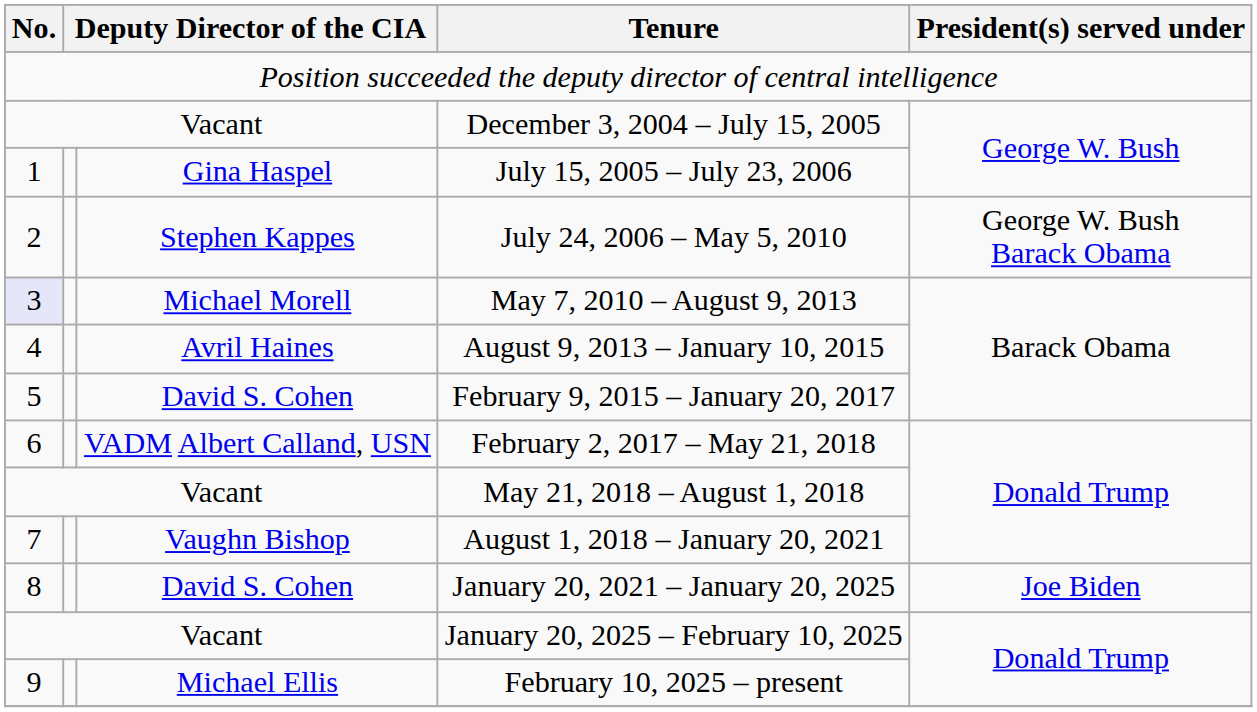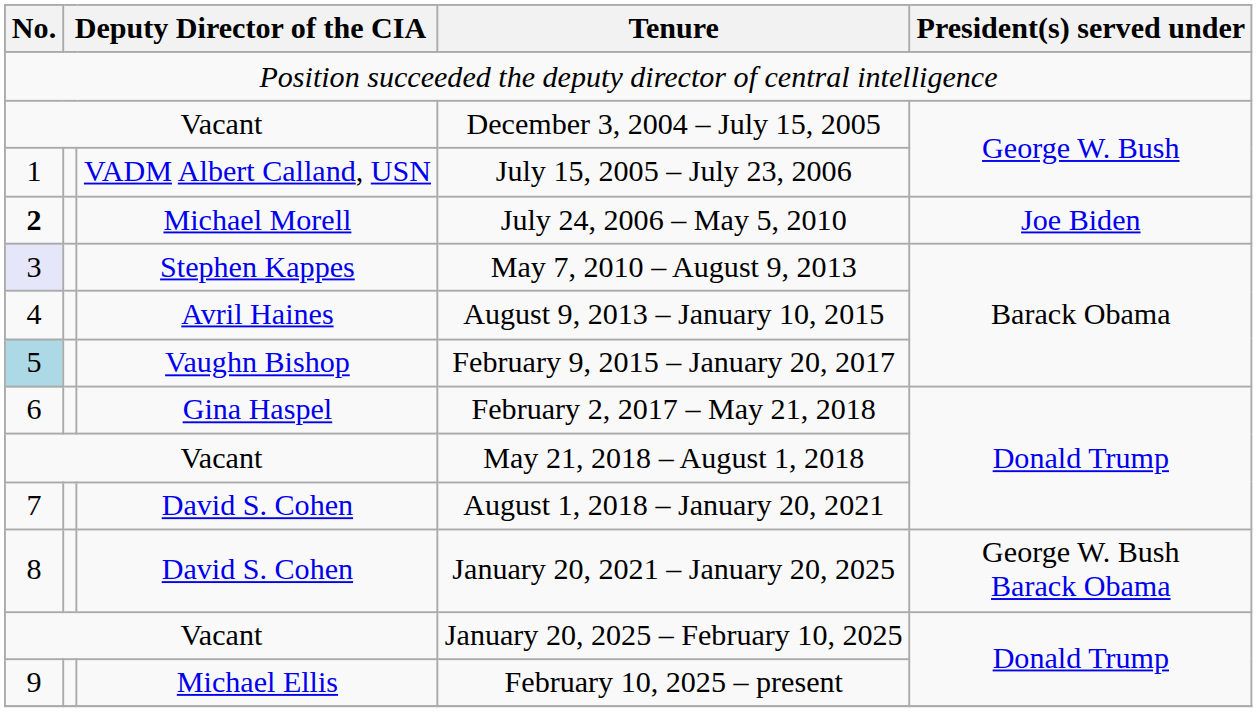(257, 171) Gina Haspel -> (257, 171) VADM Albert Calland, USN
(34, 236) normal -> (34, 219) bold
(257, 236) Stephen Kappes -> (257, 219) Michael Morell
(1081, 236) George W. Bush Barack Obama -> (1081, 219) Joe Biden
(257, 300) Michael Morell -> (257, 266) Stephen Kappes
(34, 396) no background -> (34, 362) lightblue background
(257, 396) David S. Cohen -> (257, 362) Vaughn Bishop
(257, 443) VADM Albert Calland, USN -> (257, 409) Gina Haspel
(257, 539) Vaughn Bishop -> (257, 505) David S. Cohen
(1081, 586) Joe Biden -> (1081, 570) George W. Bush Barack Obama
